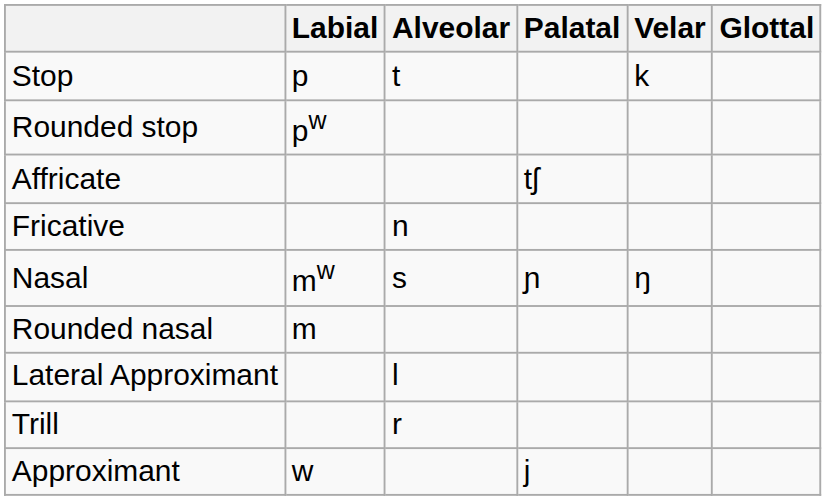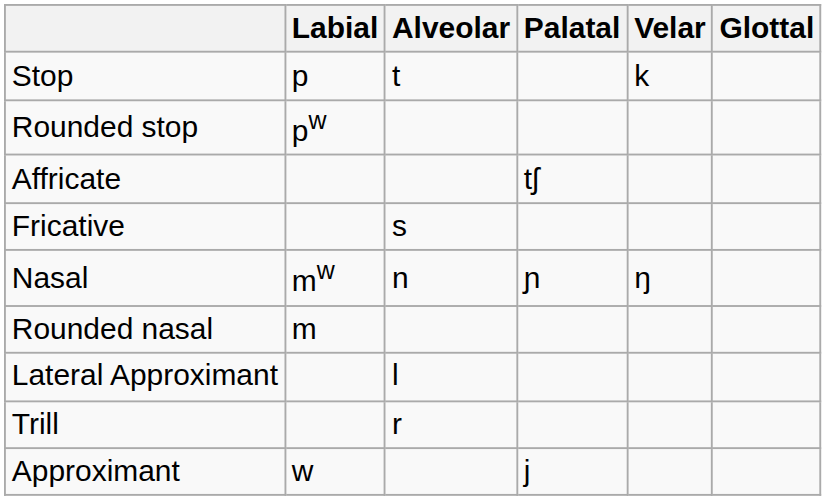(400, 226) n -> (399, 226) s
(399, 277) s -> (400, 277) n
